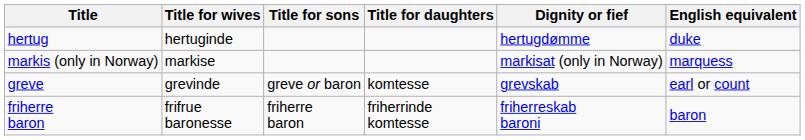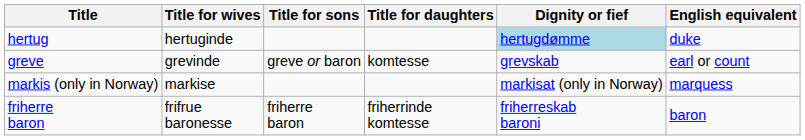(545, 38) no background -> (545, 38) lightblue background
rows swapped: (83, 61) <-> (26, 84)
